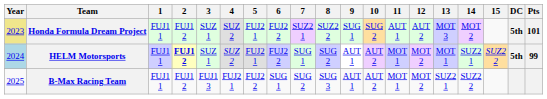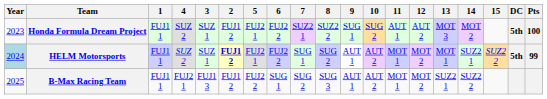columns swapped: (184, 11) <-> (232, 11)
(15, 31) khaki background -> (15, 31) no background
(534, 31) 101 -> (534, 31) 100
